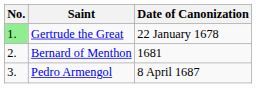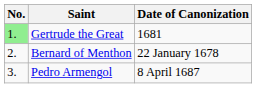(178, 33) 22 January 1678 -> (150, 33) 1681
(150, 53) 1681 -> (178, 53) 22 January 1678
